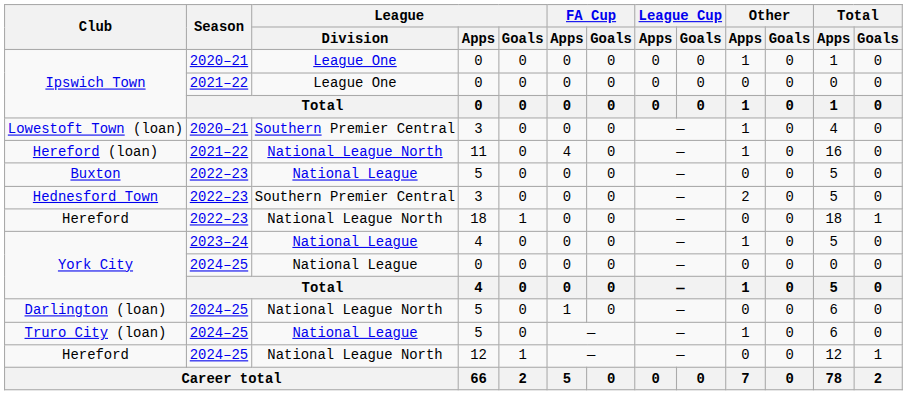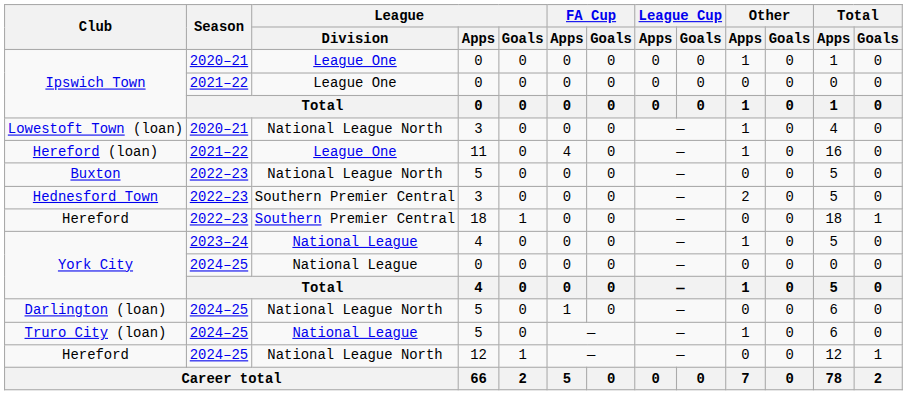(355, 129) Southern Premier Central -> (355, 129) National League North
(355, 152) National League North -> (355, 152) League One
(355, 175) National League -> (355, 175) National League North
(355, 220) National League North -> (355, 220) Southern Premier Central
